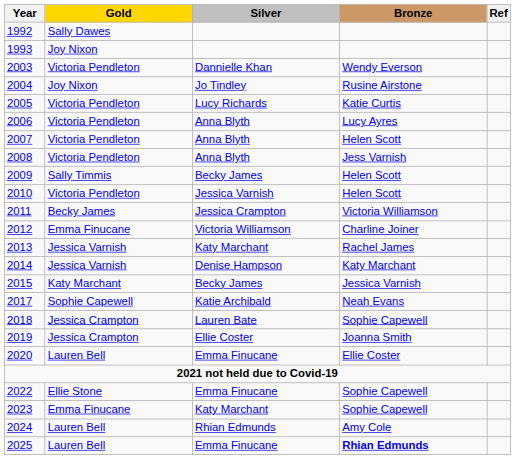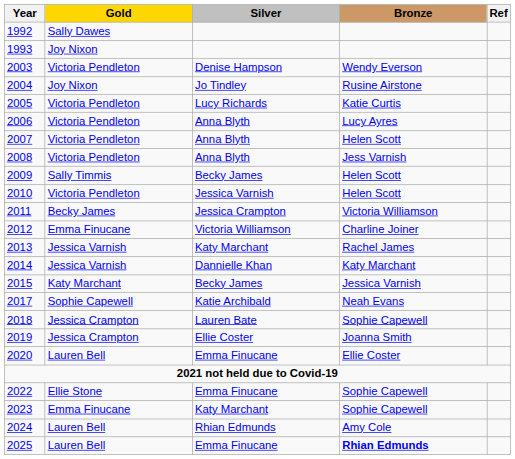(233, 67) Dannielle Khan -> (239, 67) Denise Hampson
(239, 265) Denise Hampson -> (233, 265) Dannielle Khan
